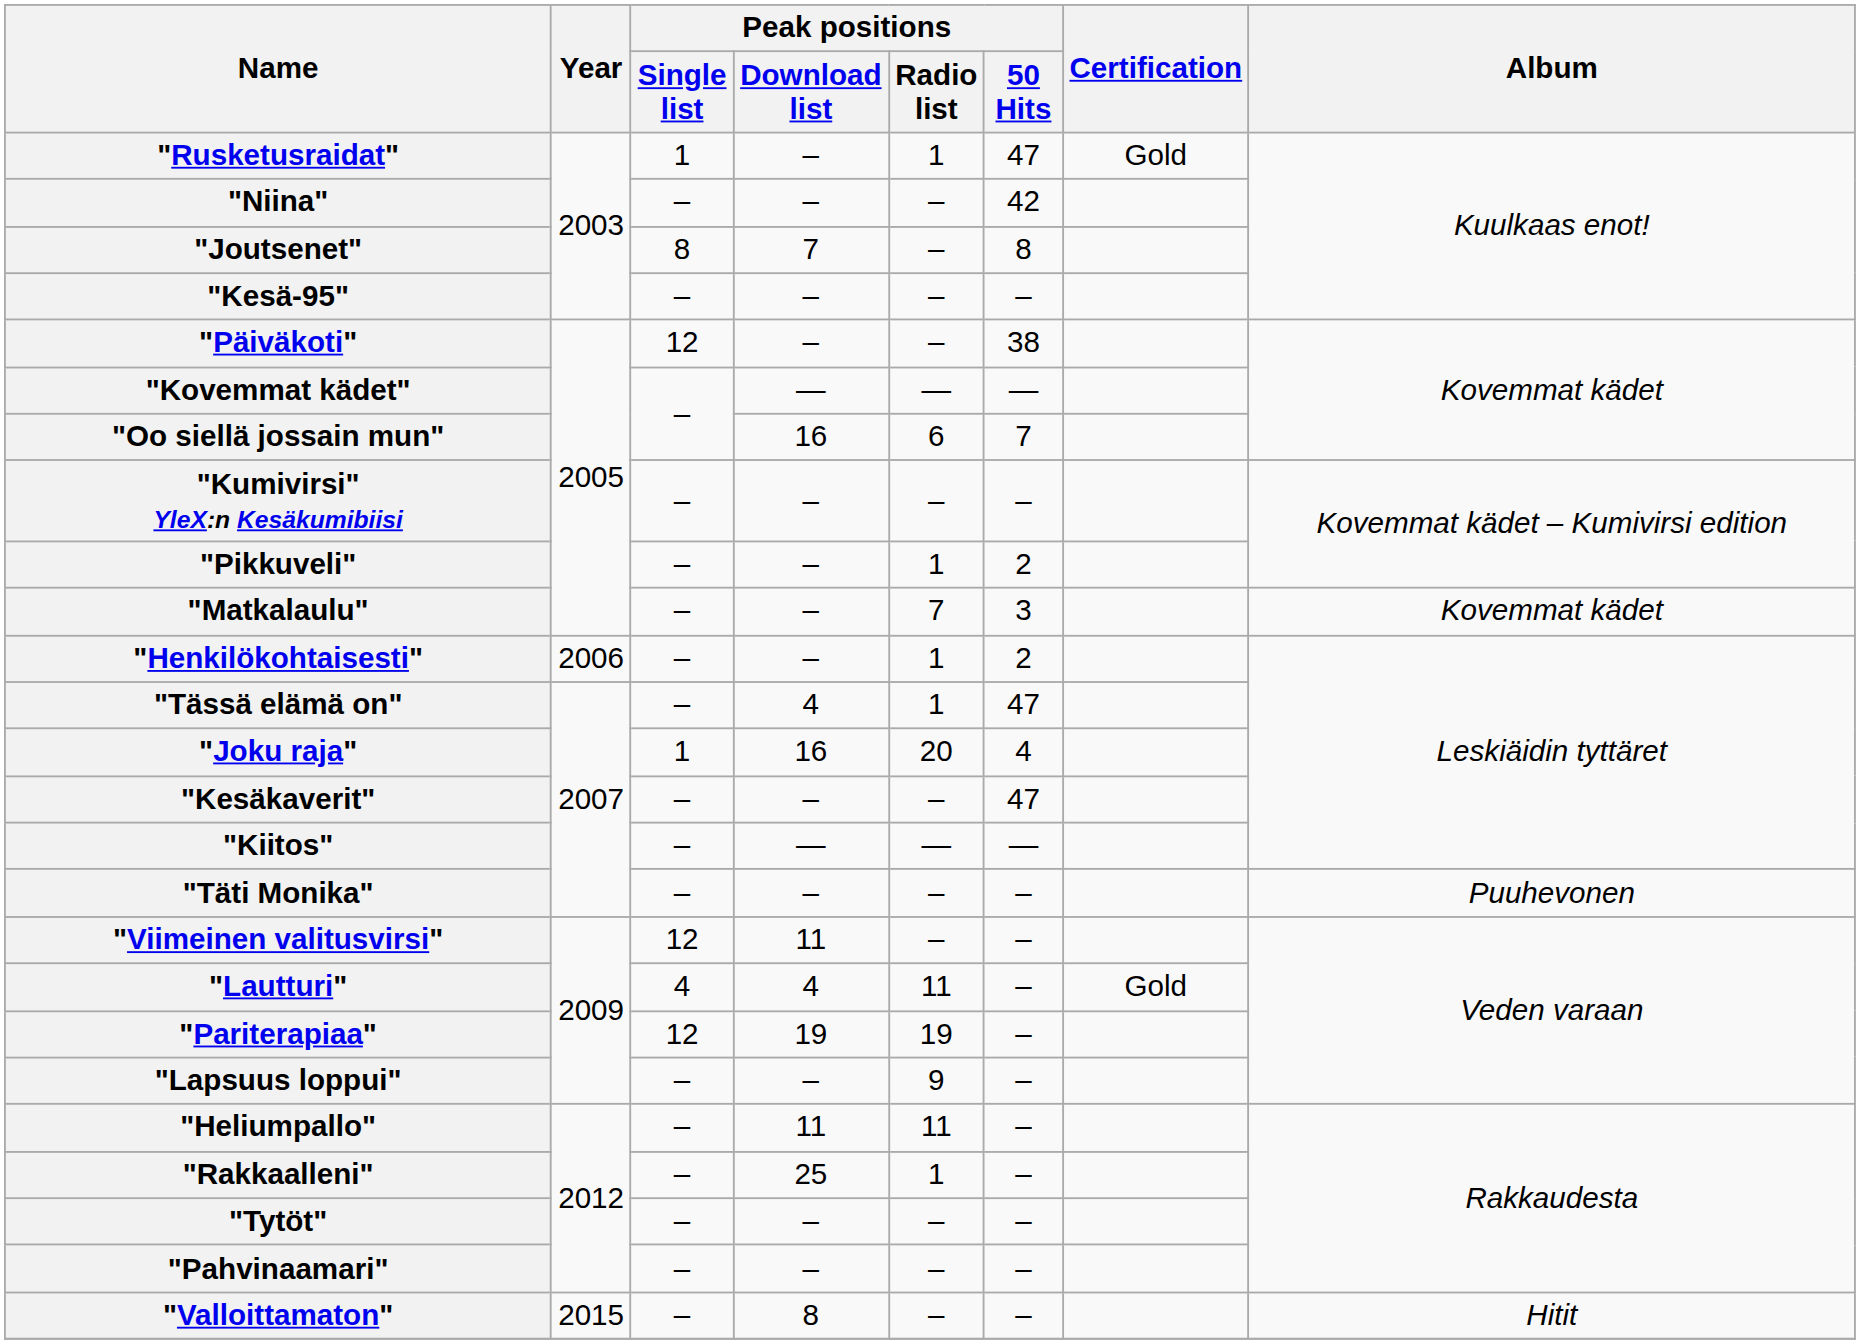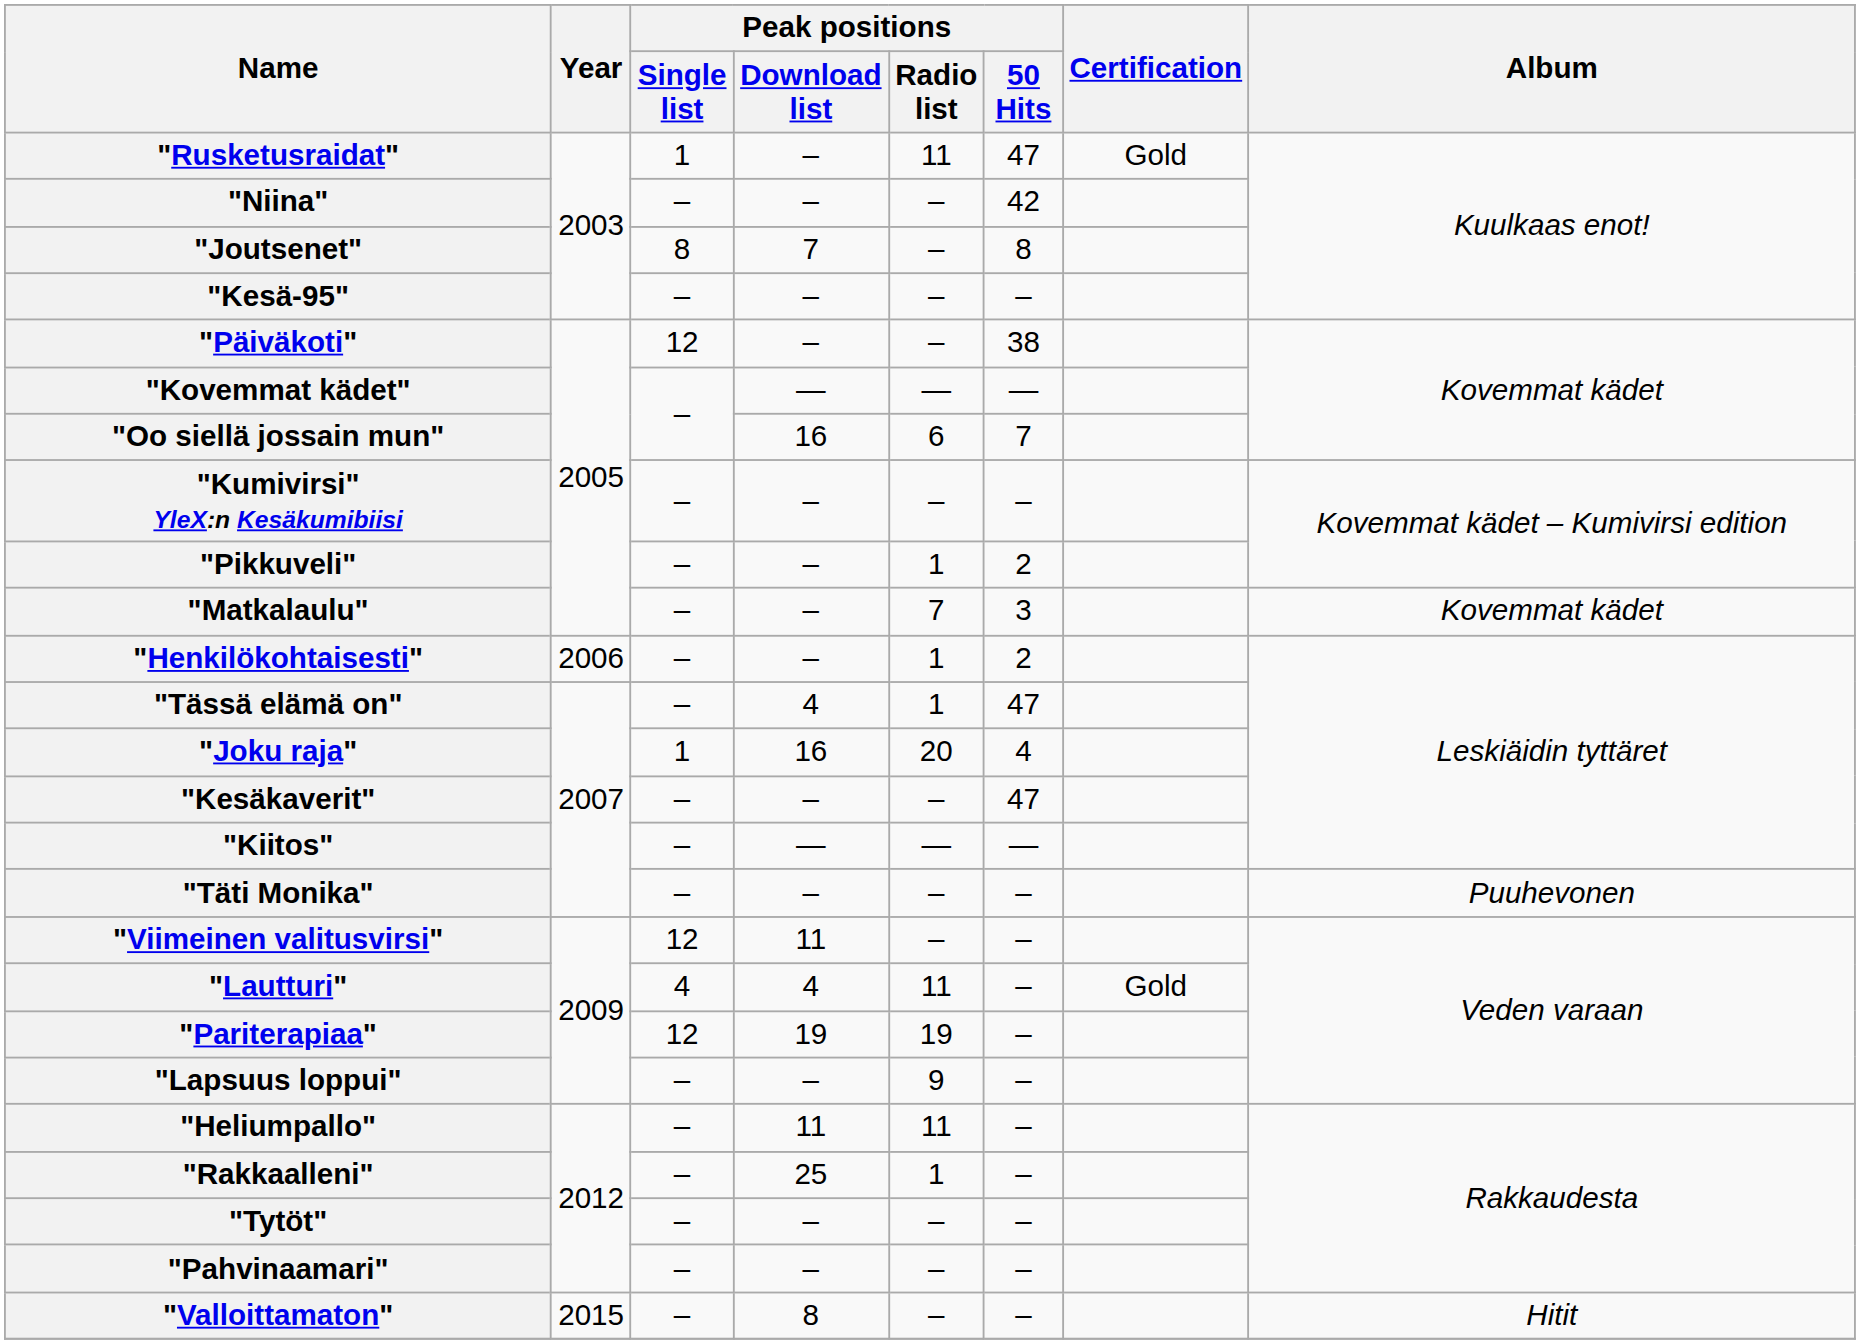(936, 155) 1 -> (936, 155) 11
